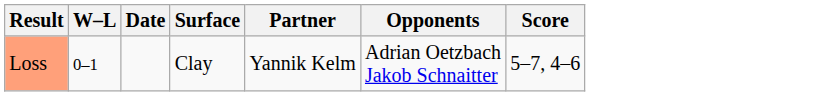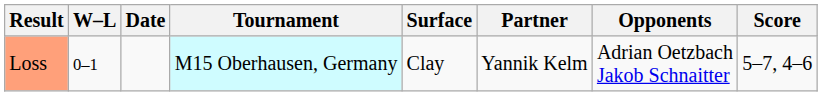+ column: (286, 20)
